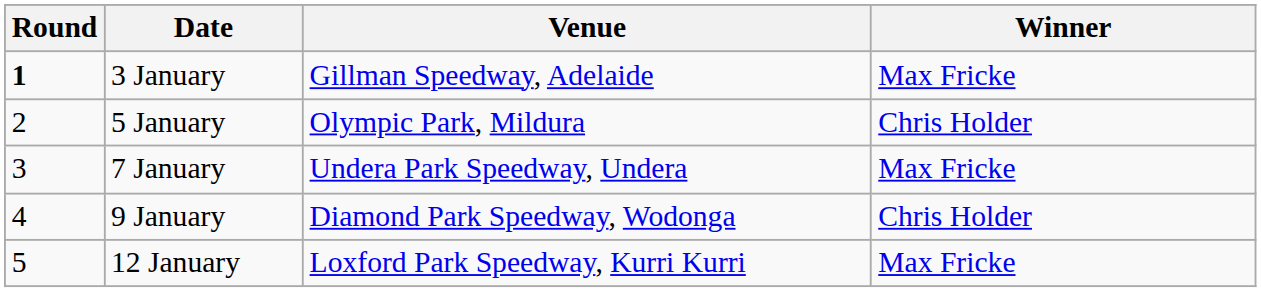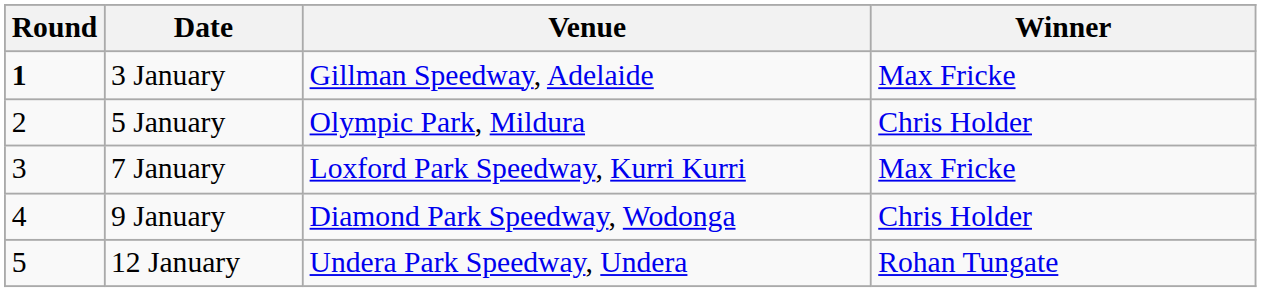(499, 168) Undera Park Speedway, Undera -> (528, 168) Loxford Park Speedway, Kurri Kurri
(528, 262) Loxford Park Speedway, Kurri Kurri -> (499, 262) Undera Park Speedway, Undera
(947, 262) Max Fricke -> (968, 262) Rohan Tungate
